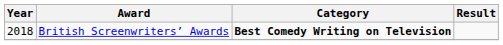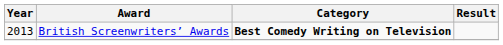(20, 31) 2018 -> (20, 31) 2013
